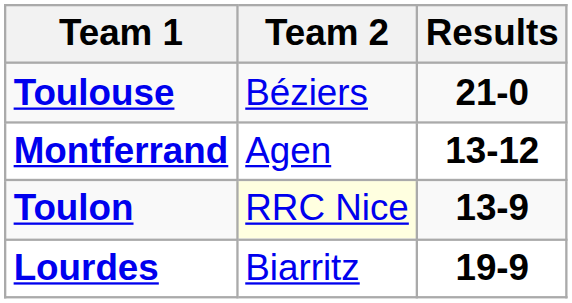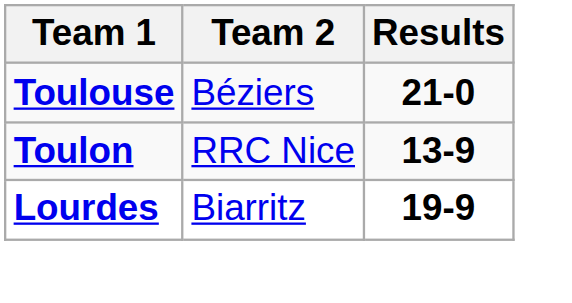- row: (121, 150)
(327, 208) lightyellow background -> (273, 150) no background
